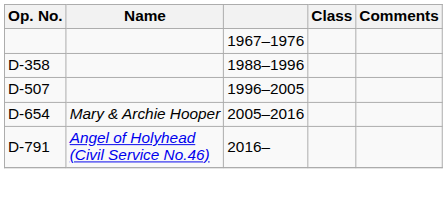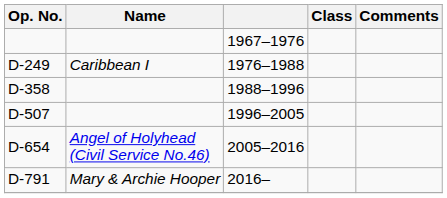+ row: (29, 65)
(145, 114) Mary & Archie Hooper -> (140, 147) Angel of Holyhead (Civil Service No.46)
(140, 147) Angel of Holyhead (Civil Service No.46) -> (145, 180) Mary & Archie Hooper
